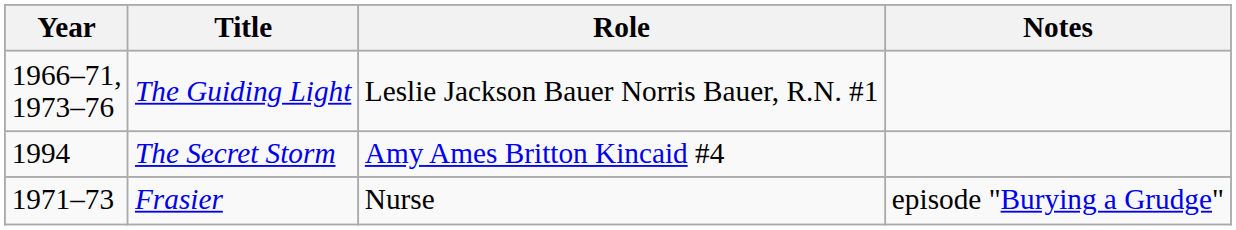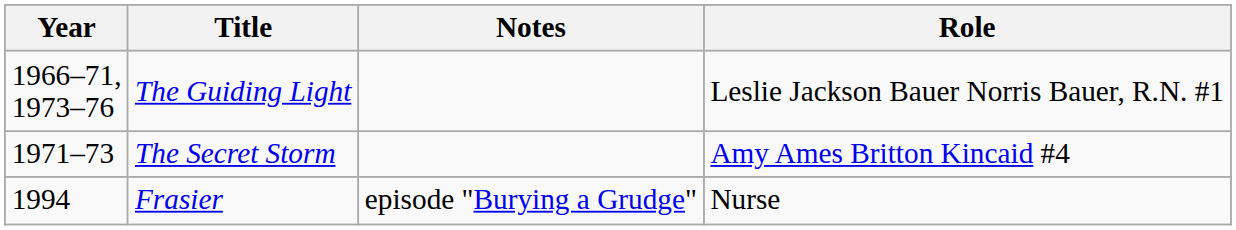columns swapped: (622, 27) <-> (1058, 27)
(41, 153) 1994 -> (63, 153) 1971–73
(63, 199) 1971–73 -> (41, 199) 1994
